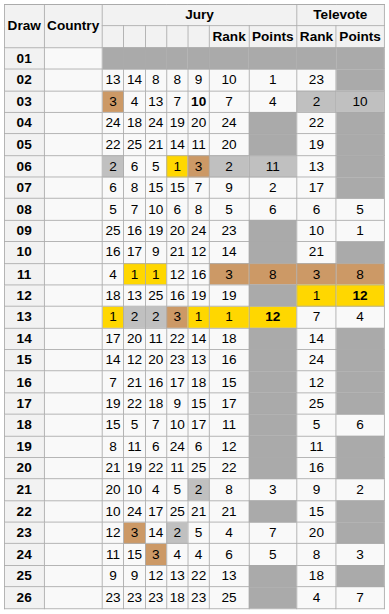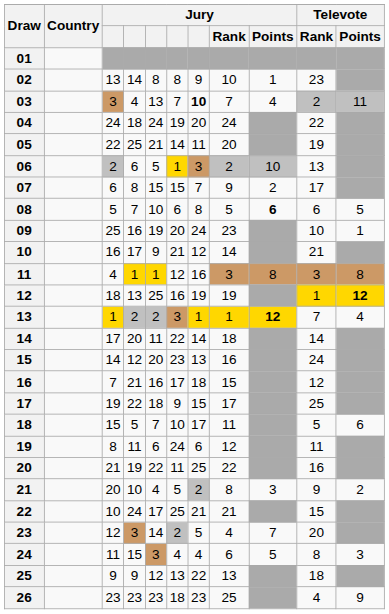(360, 101) 10 -> (360, 101) 11
(273, 166) 11 -> (273, 166) 10
(273, 209) normal -> (273, 209) bold
(360, 597) 7 -> (360, 597) 9
